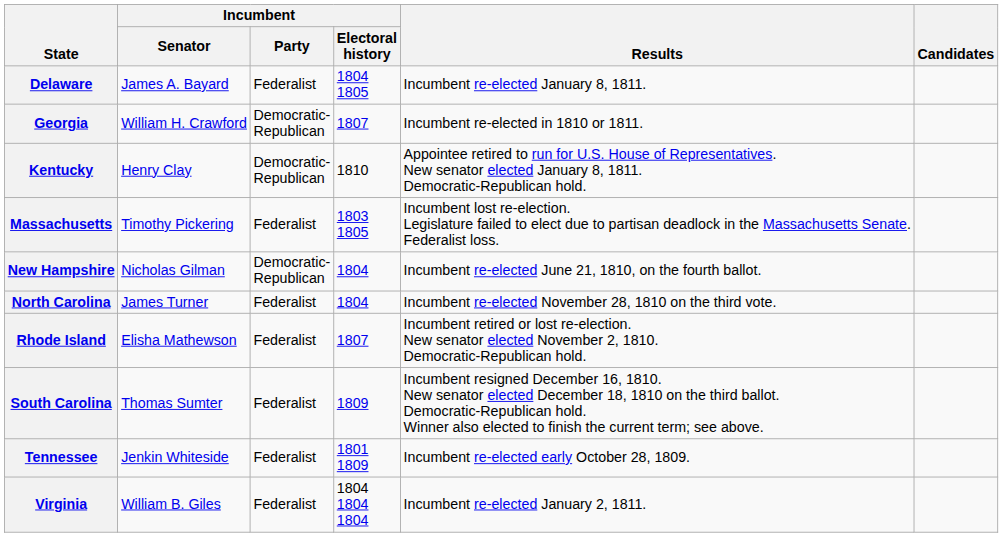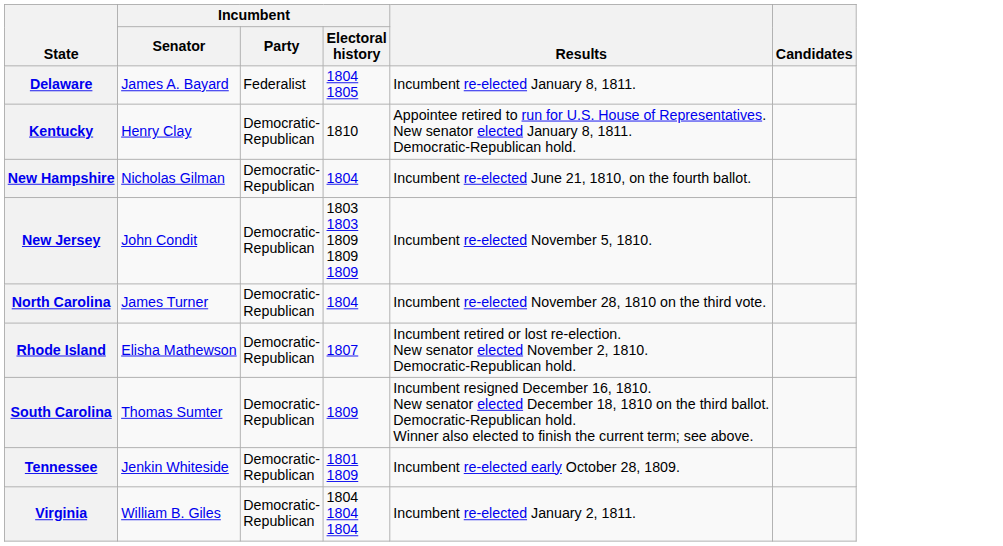- row: (61, 123)
- row: (61, 224)
+ row: (61, 240)
(285, 302) Federalist -> (282, 303) Democratic- Republican
(285, 340) Federalist -> (282, 350) Democratic- Republican
(285, 403) Federalist -> (282, 412) Democratic- Republican
(285, 457) Federalist -> (282, 467) Democratic- Republican
(285, 504) Federalist -> (282, 513) Democratic- Republican
